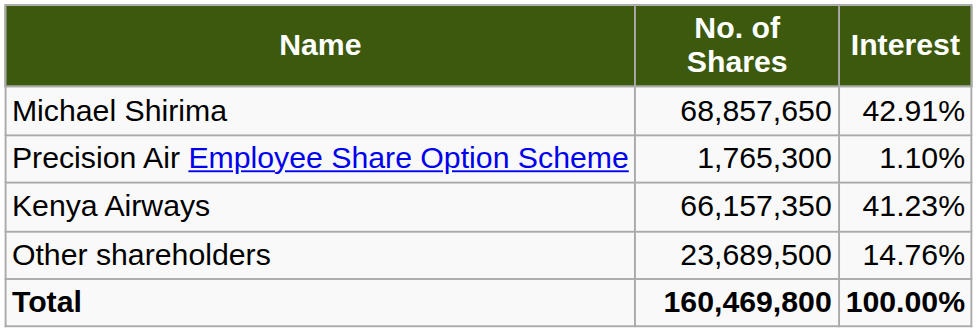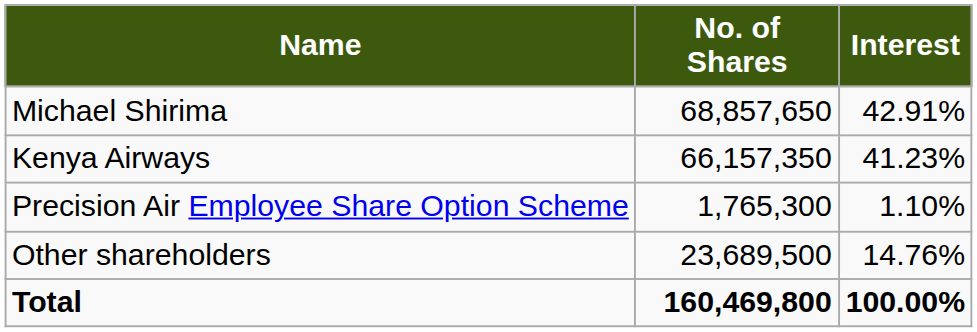rows swapped: (111, 206) <-> (320, 158)
